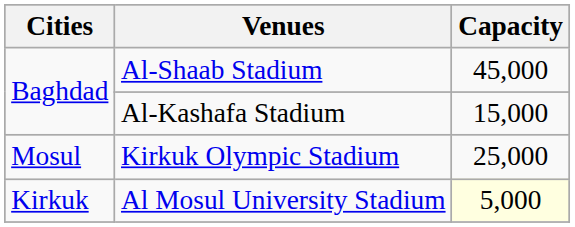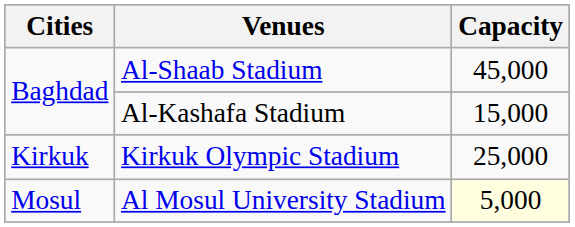(46, 156) Mosul -> (50, 156) Kirkuk
(50, 199) Kirkuk -> (46, 199) Mosul
